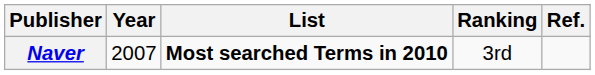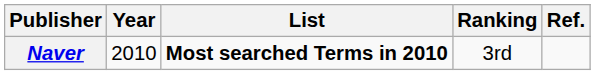(134, 52) 2007 -> (134, 52) 2010
